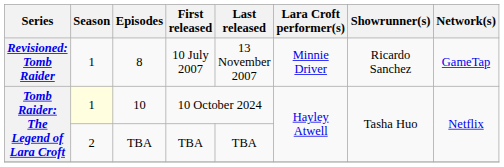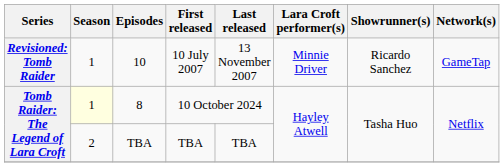(139, 62) 8 -> (139, 62) 10
(139, 105) 10 -> (139, 105) 8
